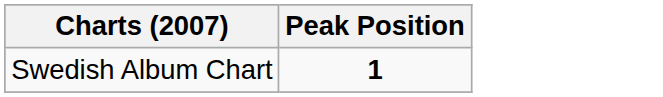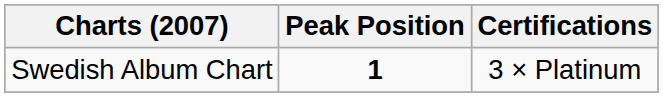+ column: (565, 26)
